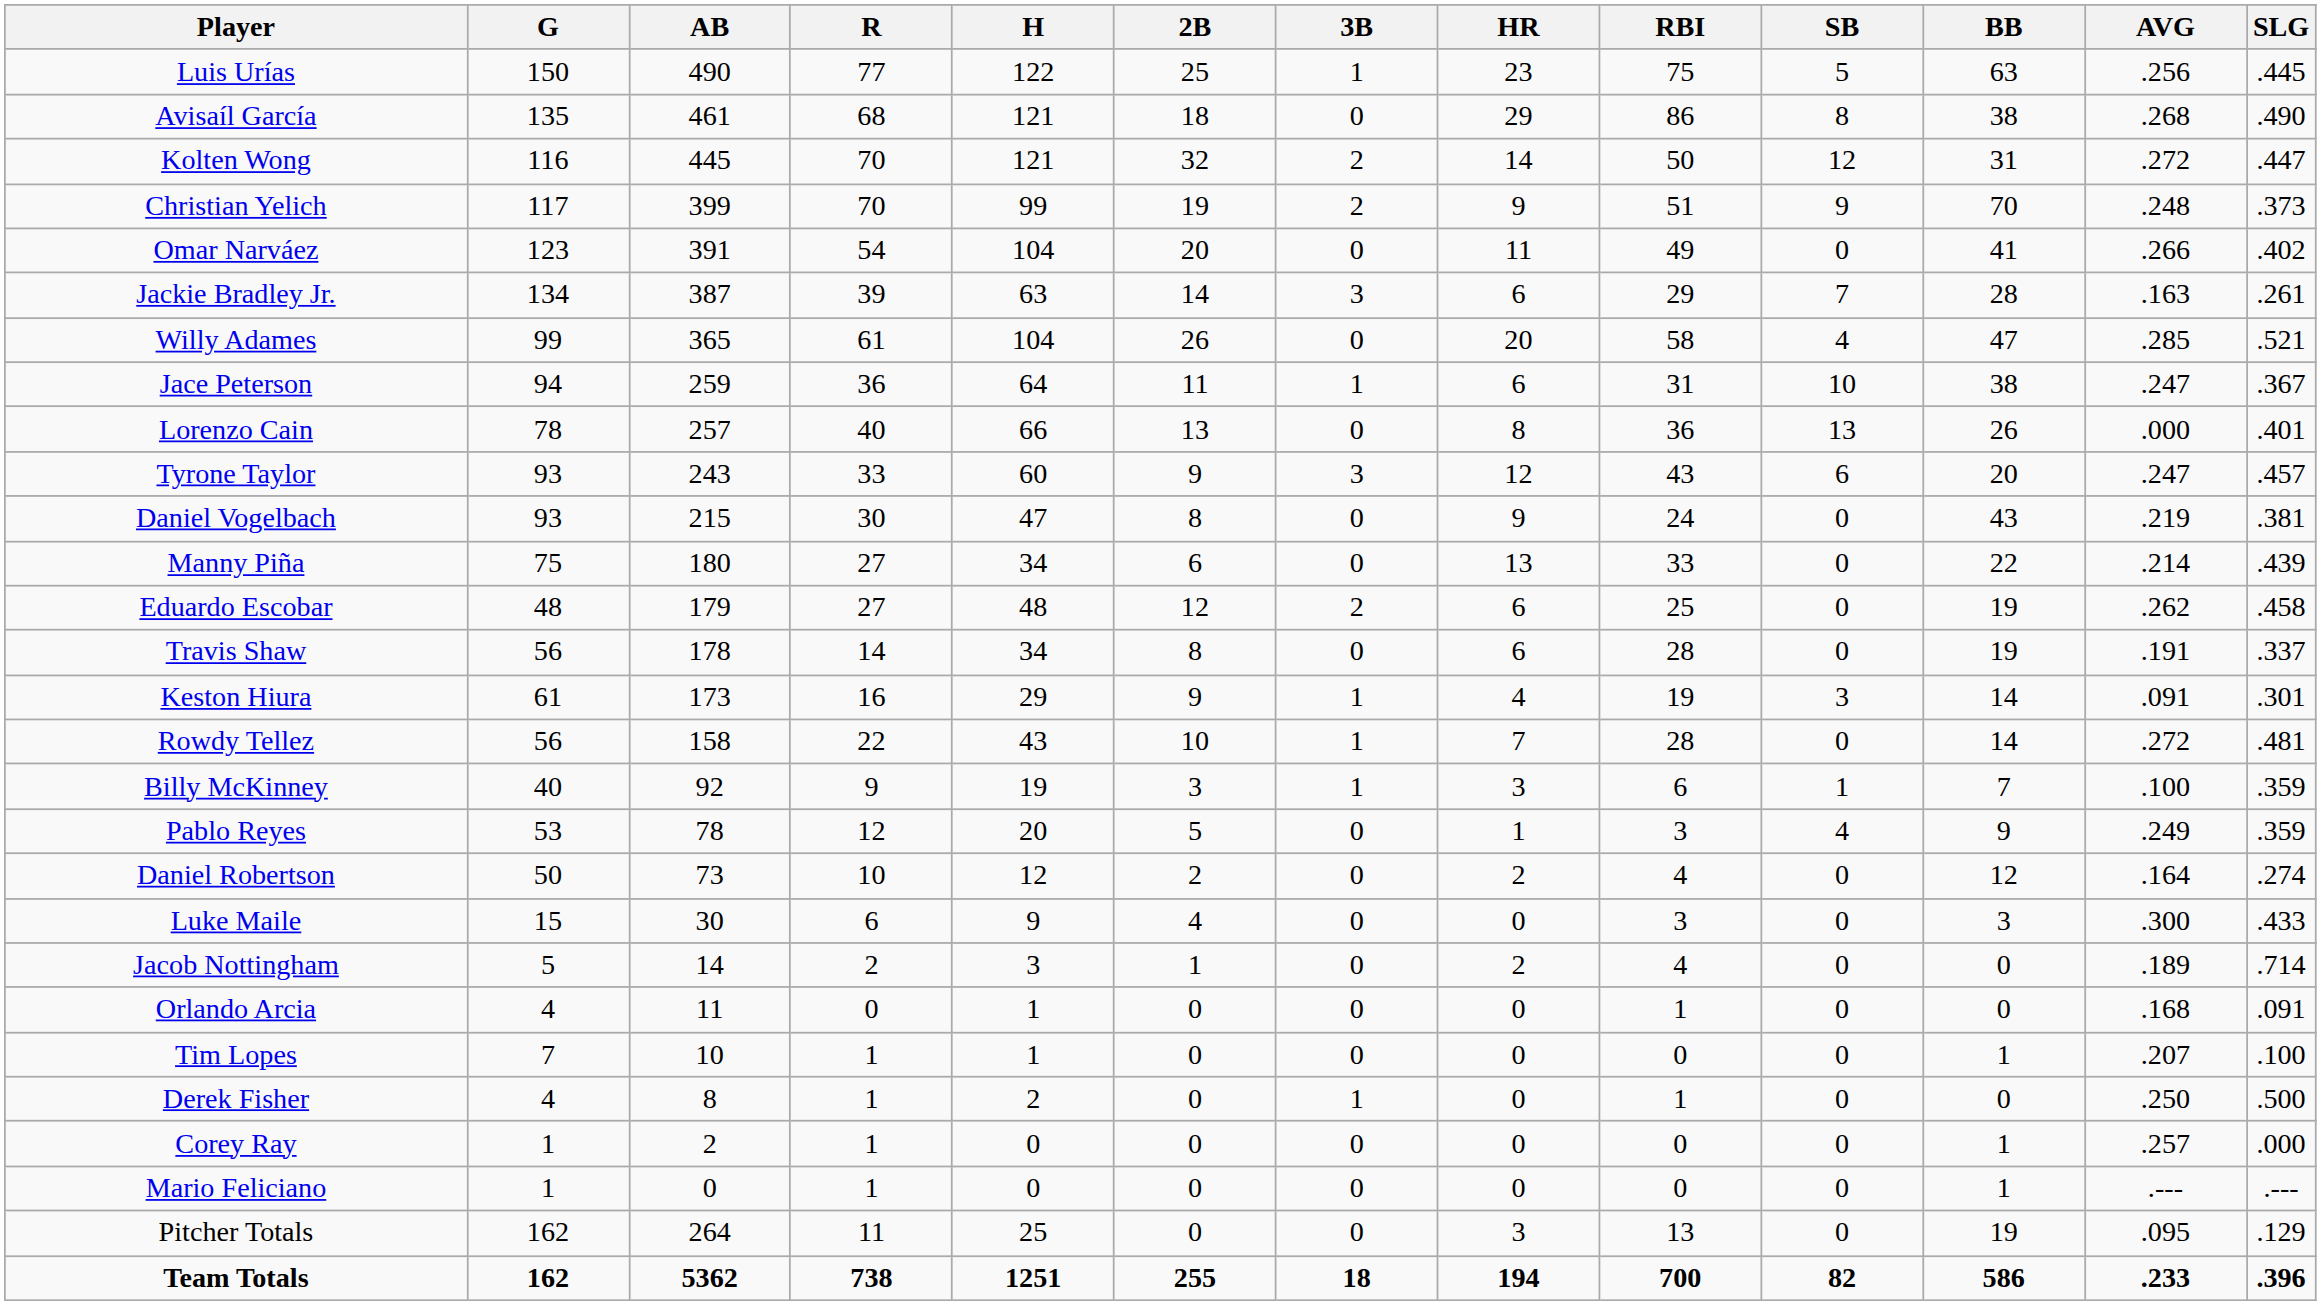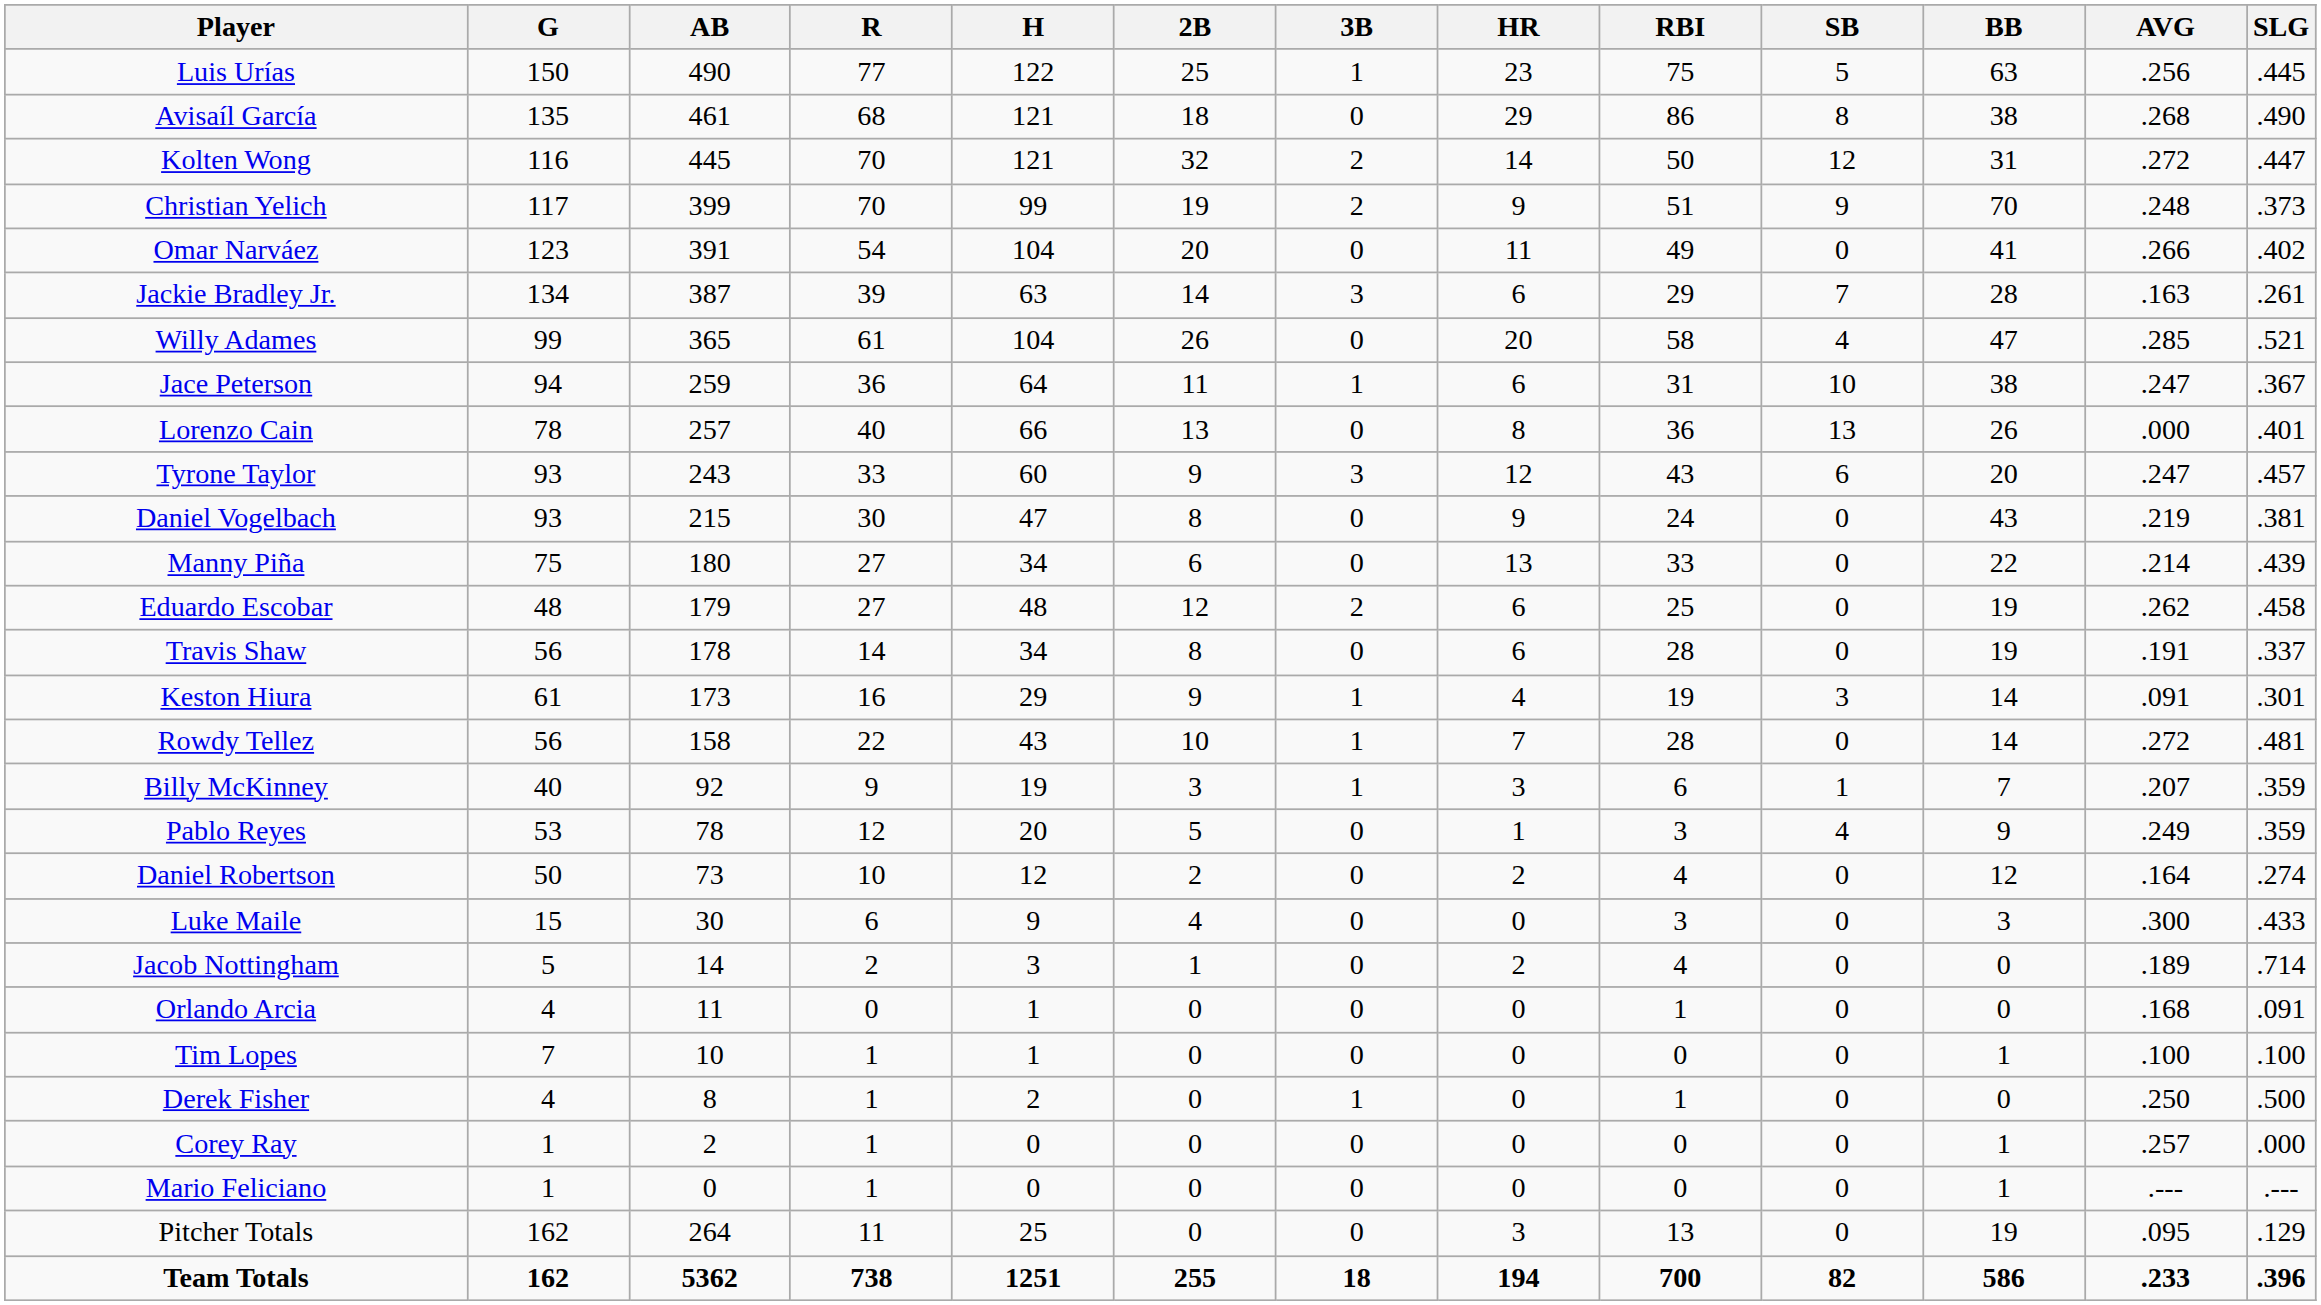(2165, 786) .100 -> (2165, 786) .207
(2165, 1054) .207 -> (2165, 1054) .100
